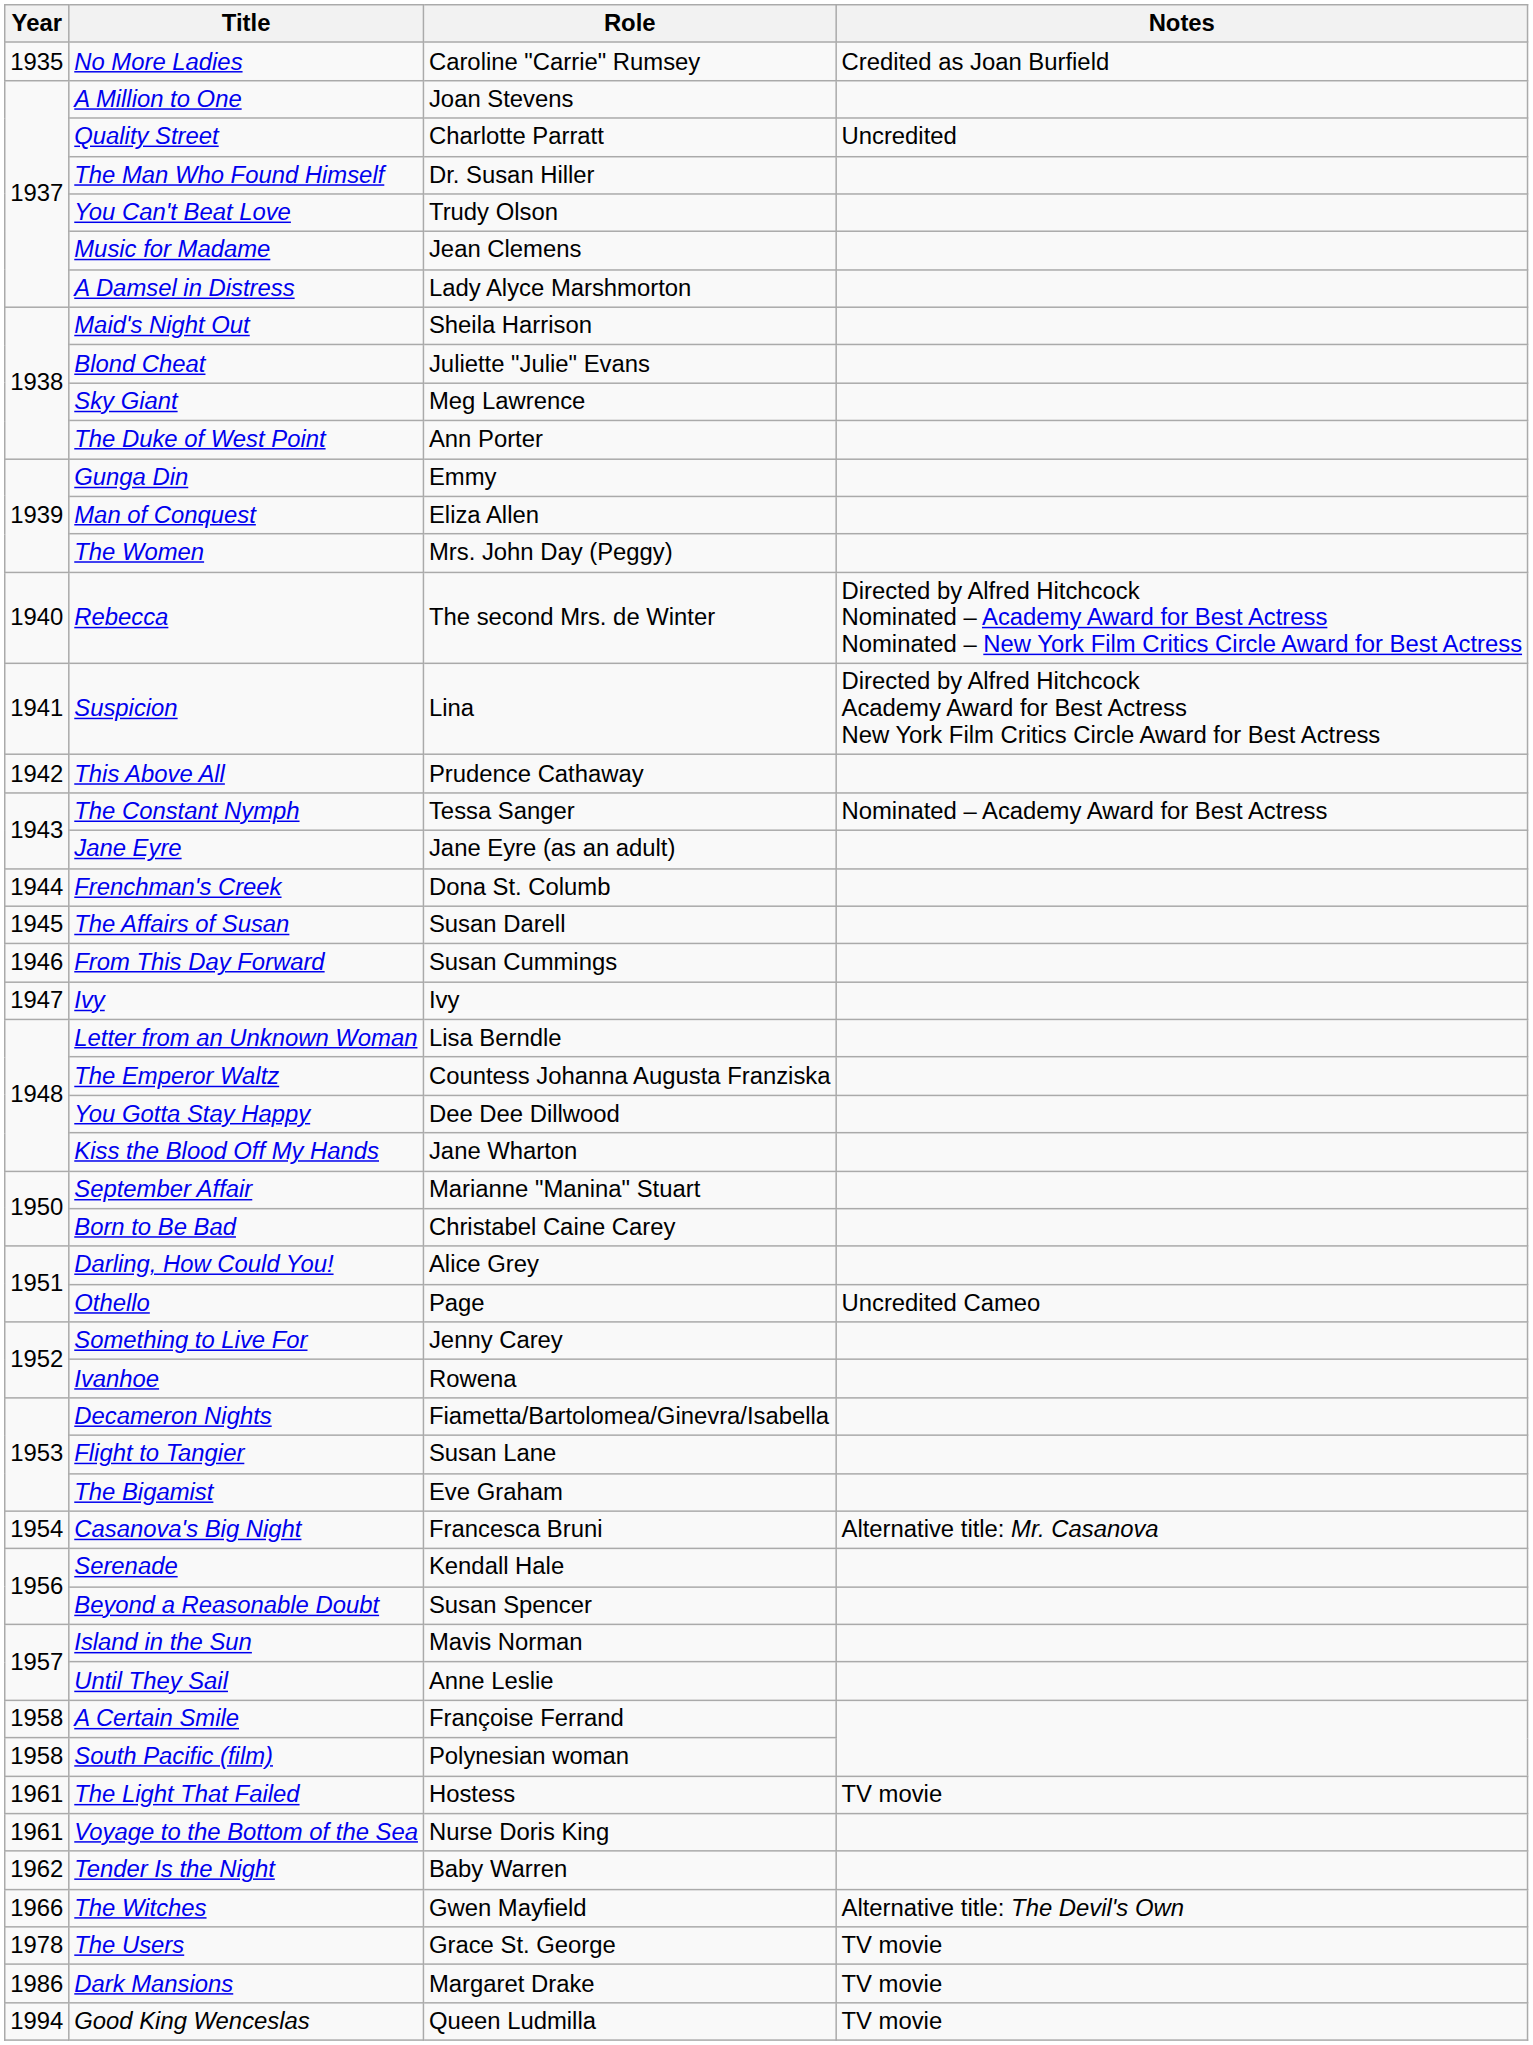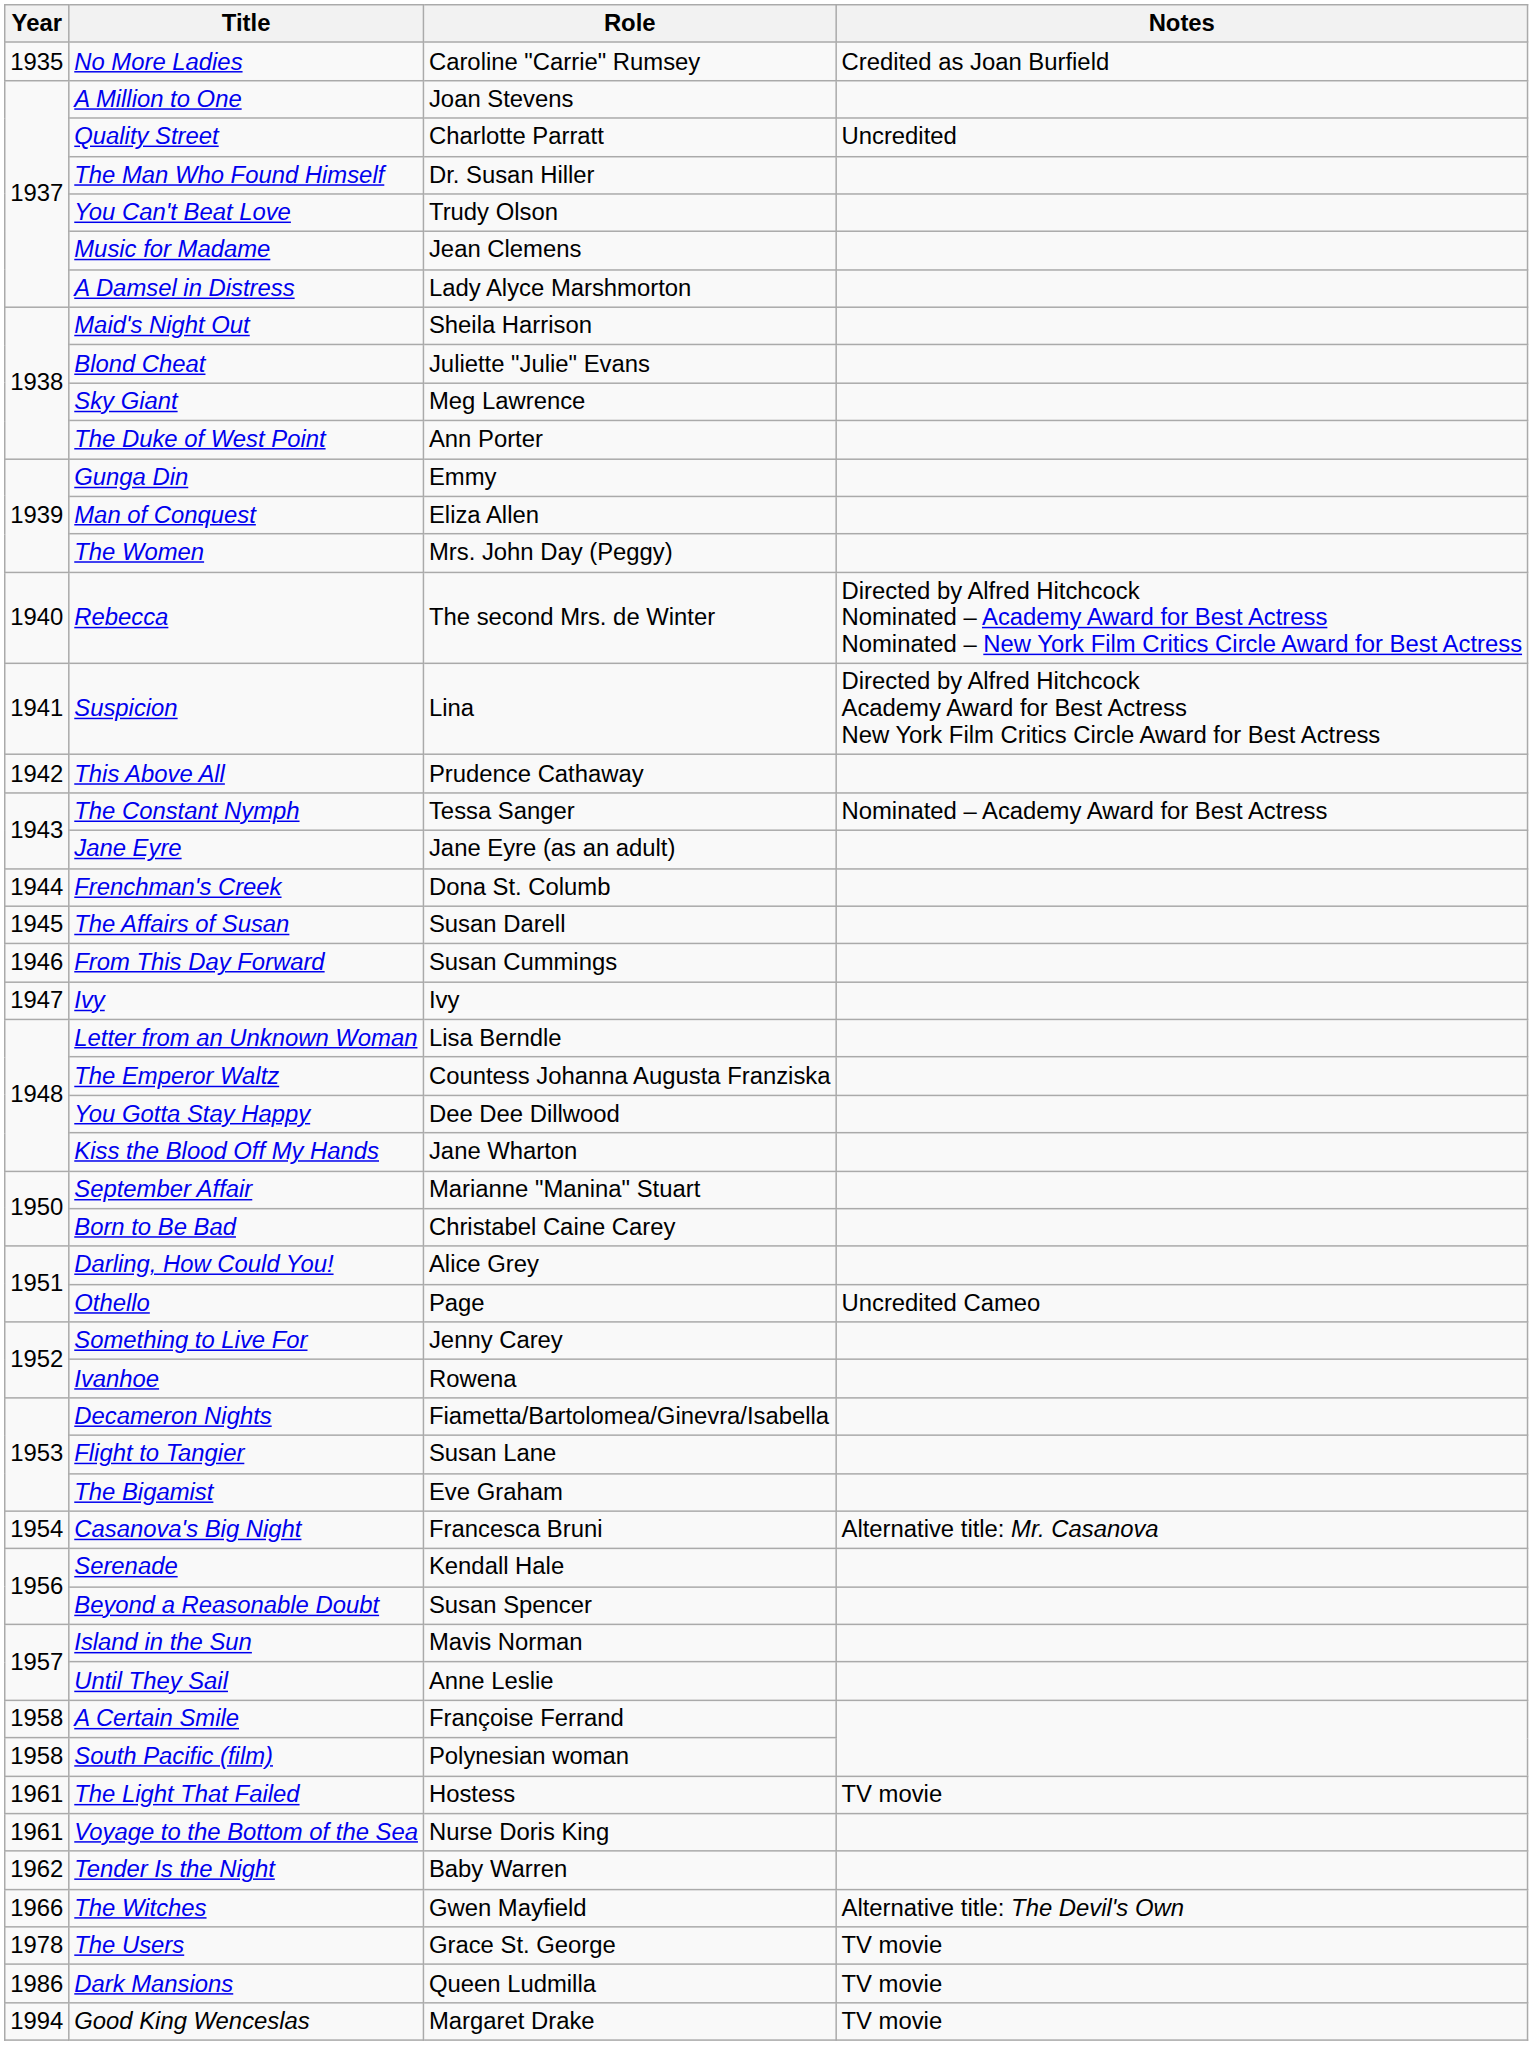(512, 1983) Margaret Drake -> (512, 1983) Queen Ludmilla
(512, 2021) Queen Ludmilla -> (512, 2021) Margaret Drake
